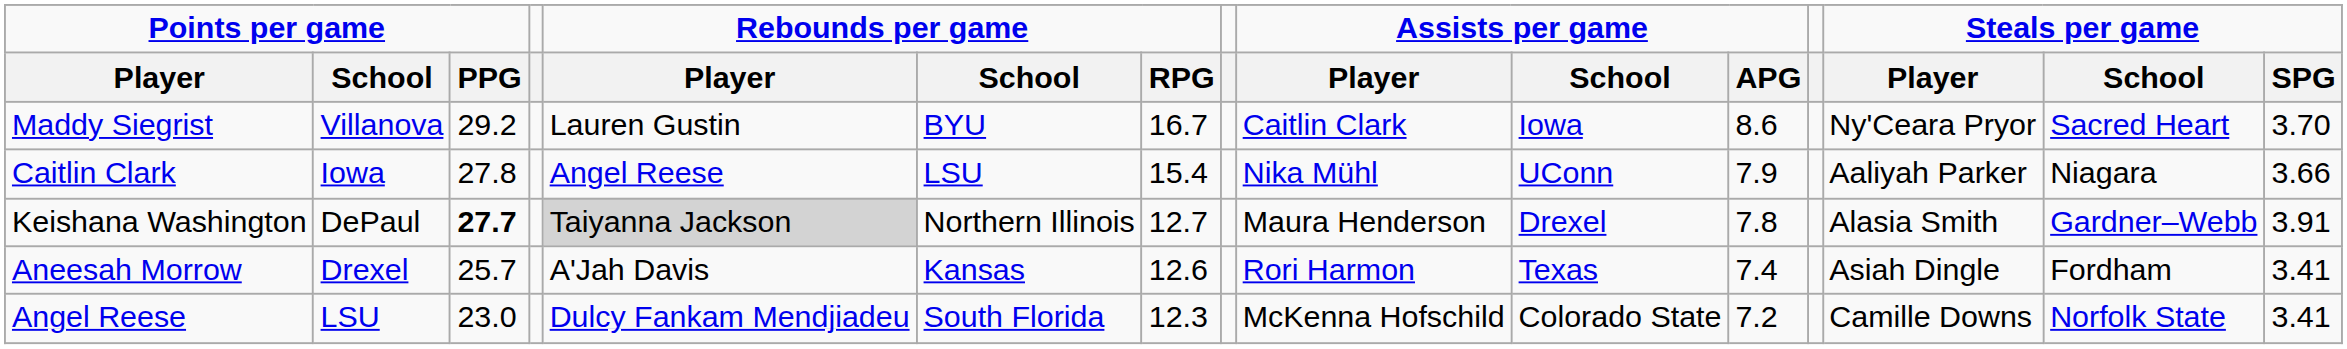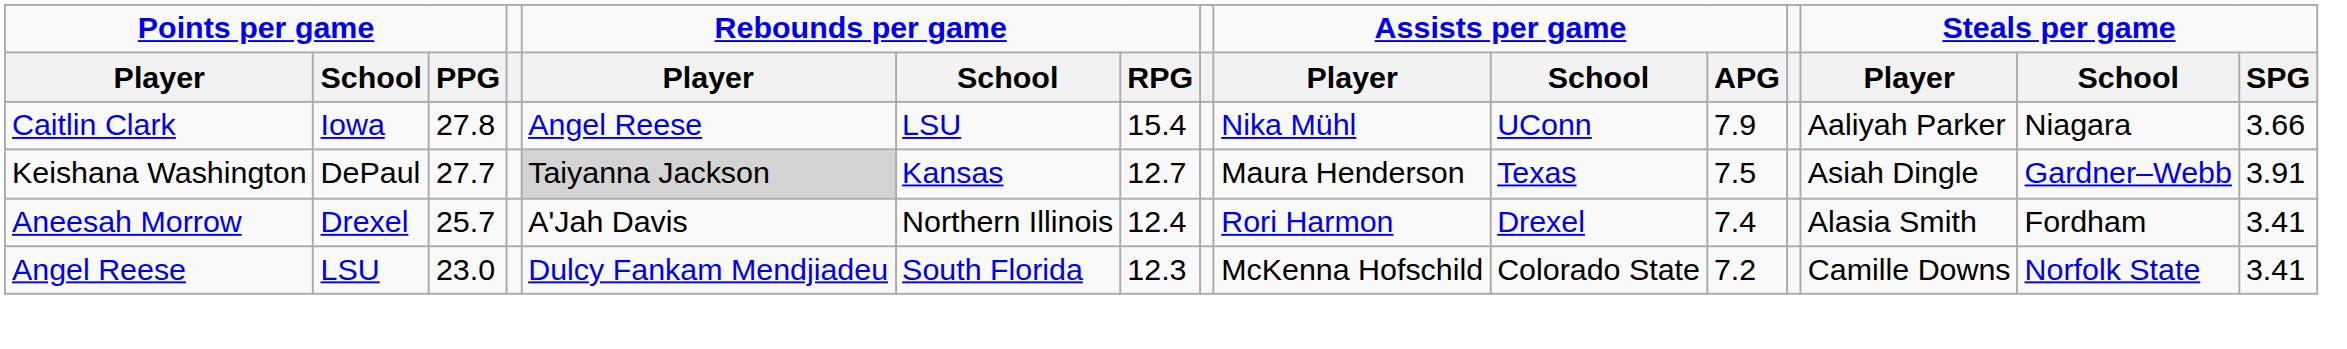- row: (112, 125)
(487, 221) bold -> (466, 173) normal
(1029, 221) Northern Illinois -> (953, 173) Kansas
(1563, 221) Drexel -> (1537, 173) Texas
(1757, 221) 7.8 -> (1735, 173) 7.5
(1914, 221) Alasia Smith -> (1893, 173) Asiah Dingle
(974, 269) Kansas -> (1008, 221) Northern Illinois
(1178, 269) 12.6 -> (1157, 221) 12.4
(1558, 269) Texas -> (1541, 221) Drexel
(1915, 269) Asiah Dingle -> (1892, 221) Alasia Smith
